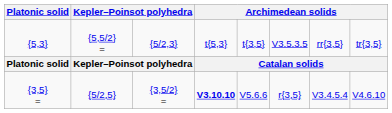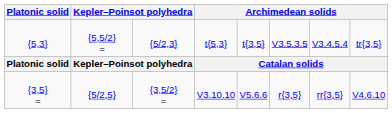(330, 43) rr{3,5} -> (330, 43) V3.4.5.4
(216, 95) bold -> (216, 95) normal
(330, 95) V3.4.5.4 -> (330, 95) rr{3,5}
